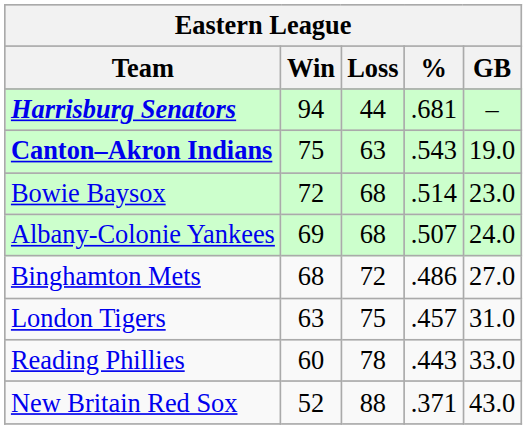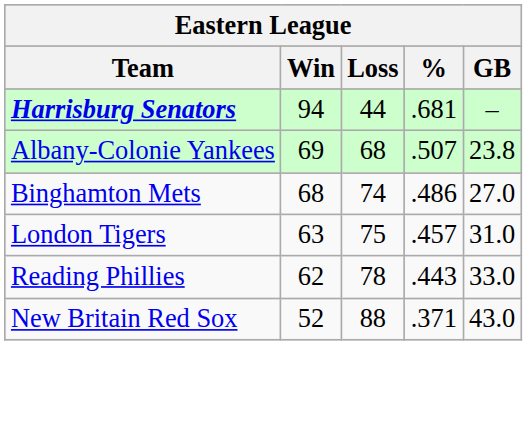- row: (142, 151)
- row: (88, 192)
(492, 234) 24.0 -> (492, 151) 23.8
(373, 276) 72 -> (373, 192) 74
(311, 360) 60 -> (311, 276) 62
